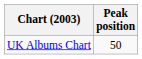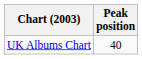(116, 44) 50 -> (116, 44) 40
